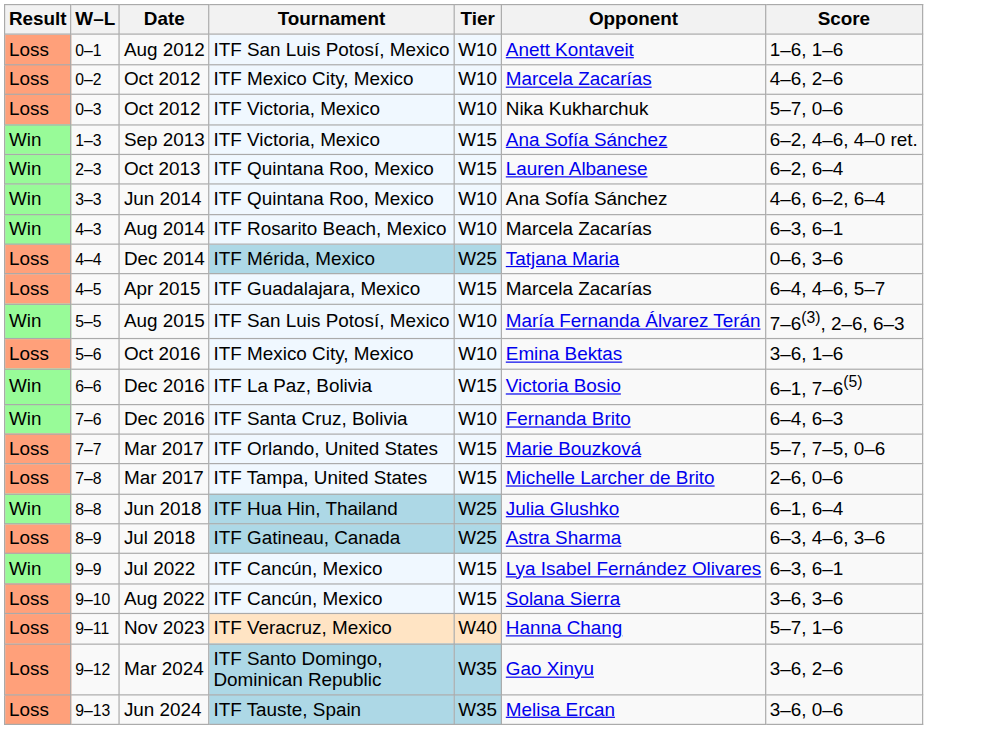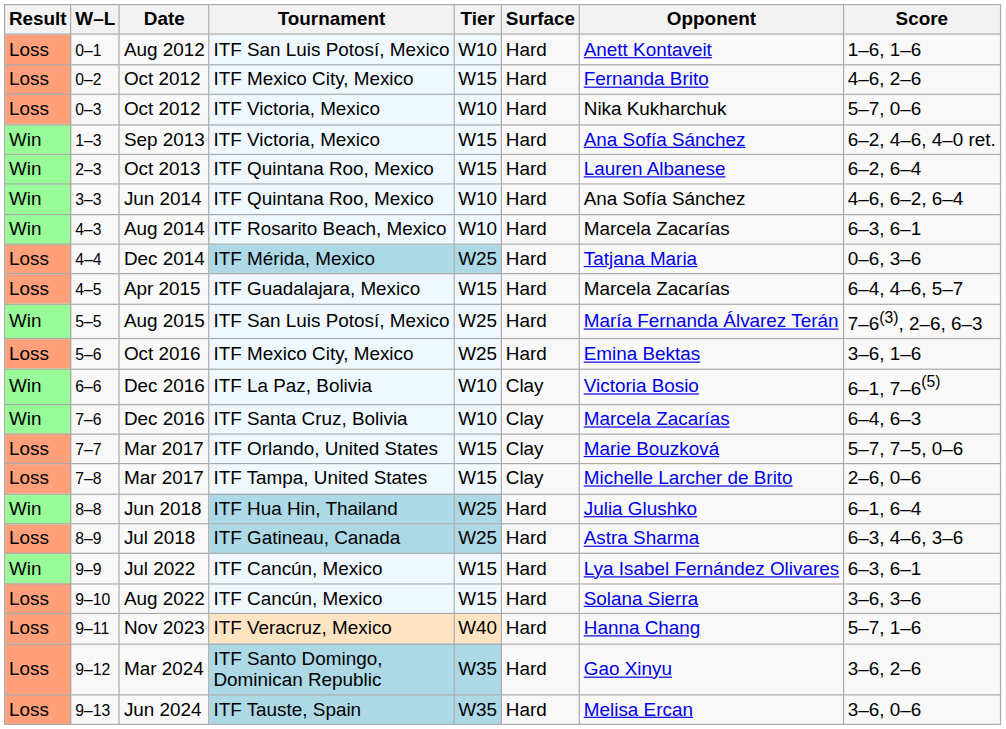+ column: (540, 19)
(478, 79) W10 -> (478, 79) W15
(579, 79) Marcela Zacarías -> (646, 79) Fernanda Brito
(478, 321) W10 -> (478, 321) W25
(478, 353) W10 -> (478, 353) W25
(478, 386) W15 -> (478, 386) W10
(568, 418) Fernanda Brito -> (657, 418) Marcela Zacarías
